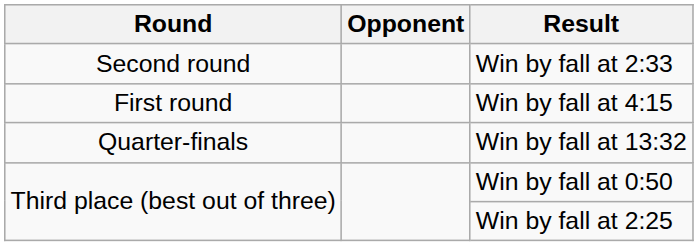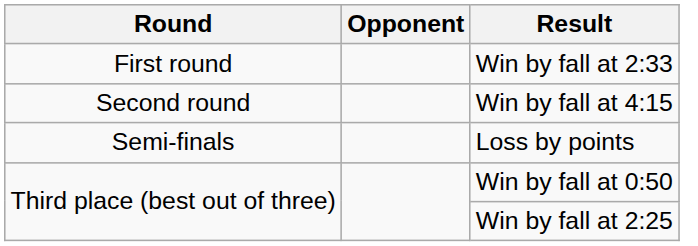(173, 63) Second round -> (173, 63) First round
(173, 102) First round -> (173, 102) Second round
- row: (581, 142)
+ row: (555, 142)
